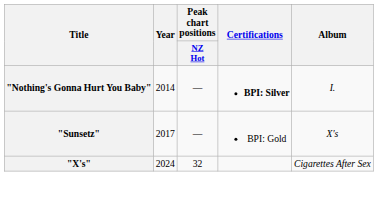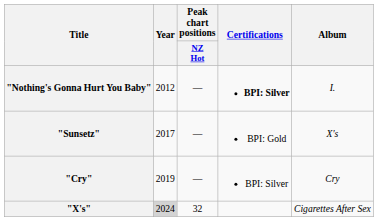(165, 88) 2014 -> (165, 88) 2012
+ row: (79, 178)
(165, 163) no background -> (165, 209) lightgrey background
